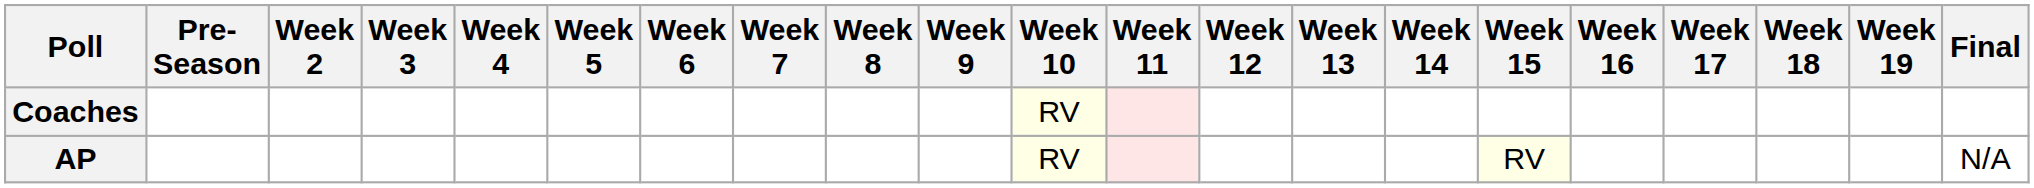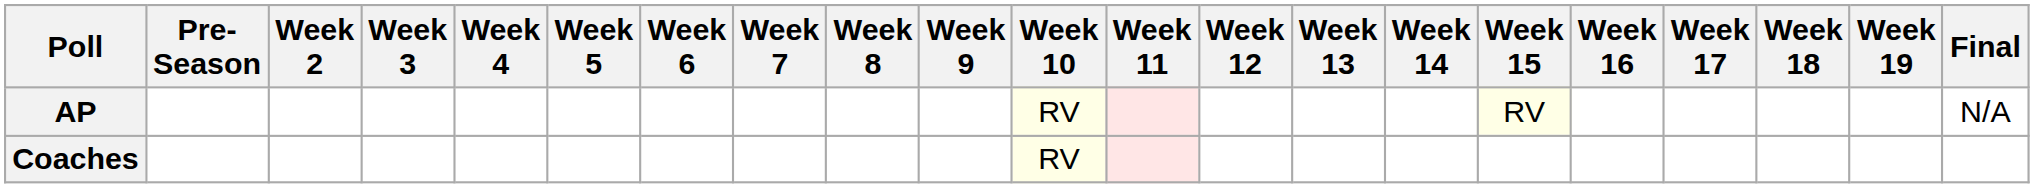rows swapped: (75, 159) <-> (75, 111)
